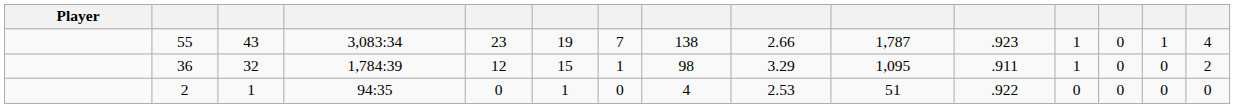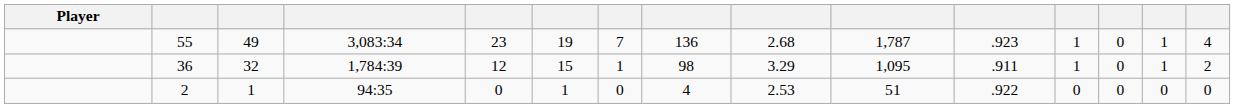(251, 41) 43 -> (251, 41) 49
(686, 41) 138 -> (686, 41) 136
(781, 41) 2.66 -> (781, 41) 2.68
(1164, 66) 0 -> (1164, 66) 1
